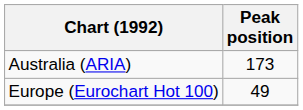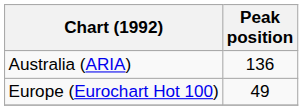(260, 64) 173 -> (260, 64) 136
